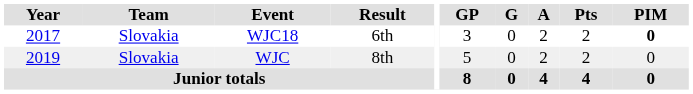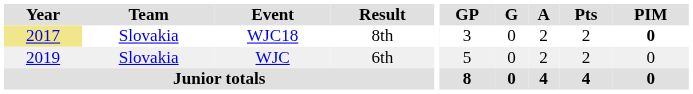(43, 36) no background -> (43, 36) khaki background
(382, 36) 6th -> (382, 36) 8th
(382, 57) 8th -> (382, 57) 6th
